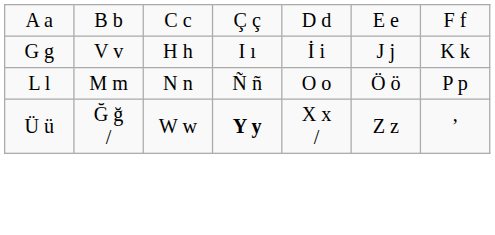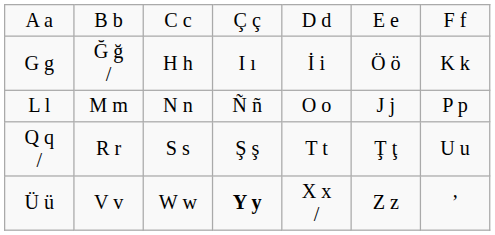(109, 51) V v -> (109, 63) Ğ ğ /
(386, 51) J j -> (386, 63) Ö ö
(386, 83) Ö ö -> (386, 105) J j
+ row: (39, 148)
(109, 126) Ğ ğ / -> (109, 202) V v
